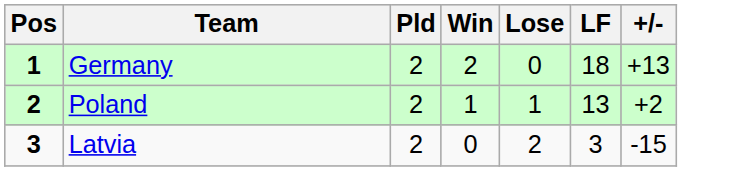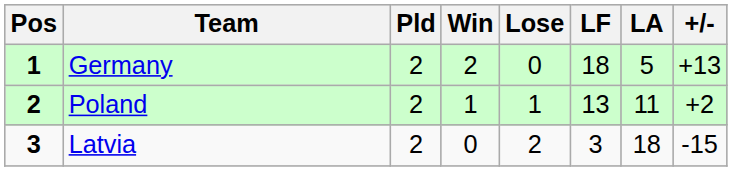+ column: (647, 24)
